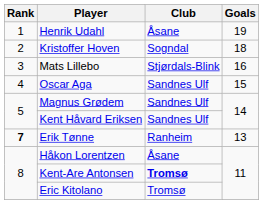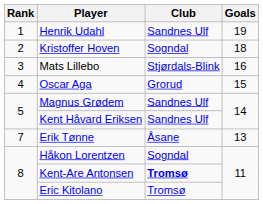(163, 31) Åsane -> (178, 31) Sandnes Ulf
(178, 84) Sandnes Ulf -> (165, 84) Grorud
(21, 137) bold -> (21, 137) normal
(170, 137) Ranheim -> (163, 137) Åsane
(163, 155) Åsane -> (168, 155) Sogndal
